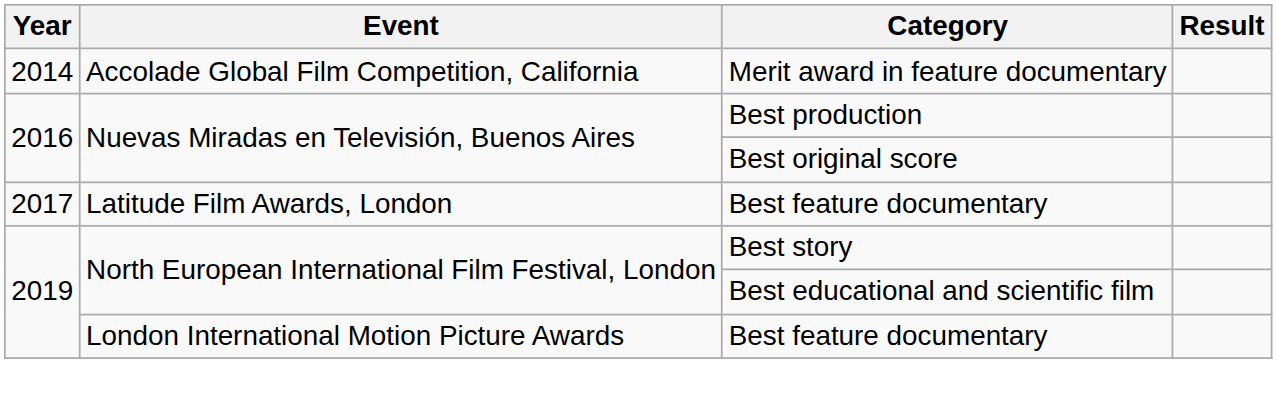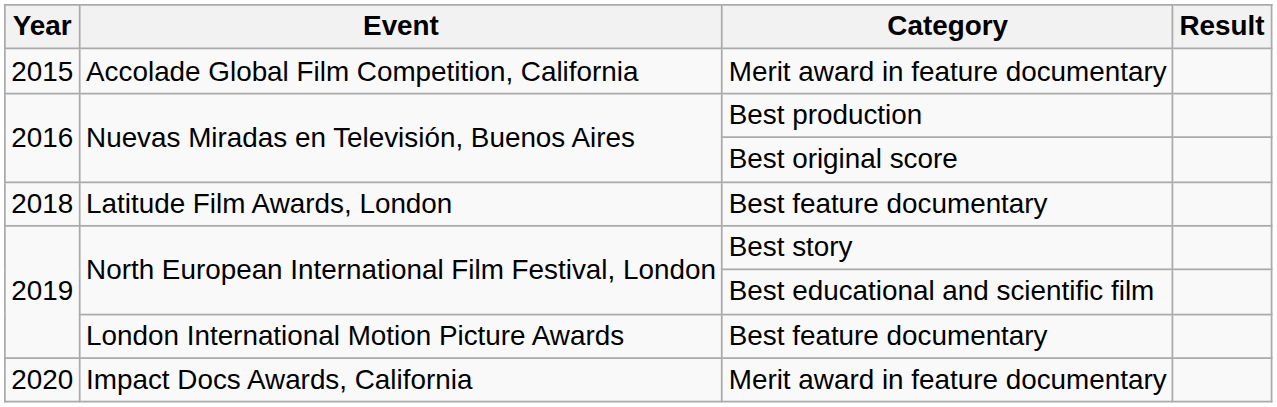(42, 70) 2014 -> (42, 70) 2015
(42, 203) 2017 -> (42, 203) 2018
+ row: (279, 379)
